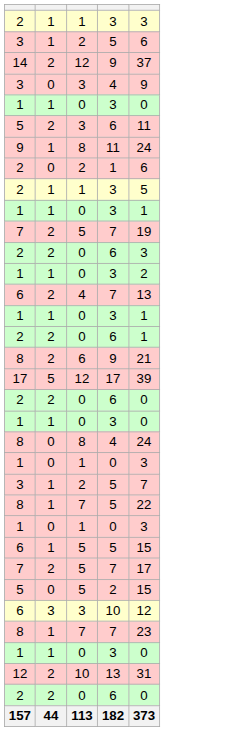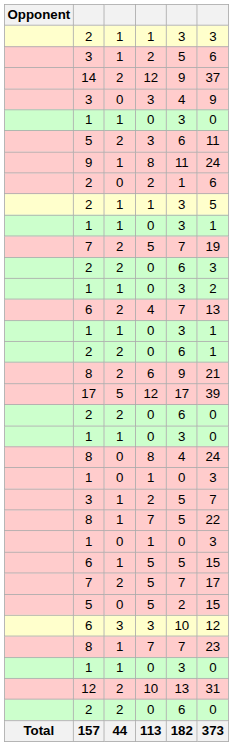+ column: (39, 15)
